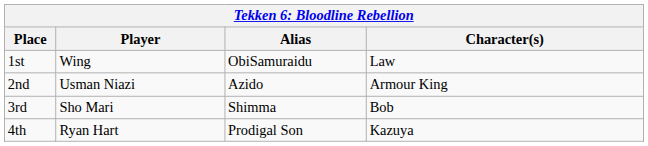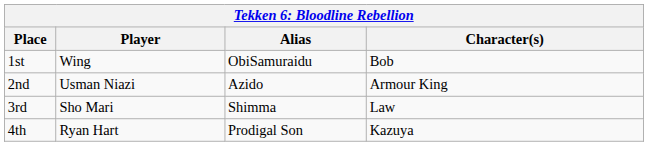(382, 61) Law -> (382, 61) Bob
(382, 107) Bob -> (382, 107) Law
